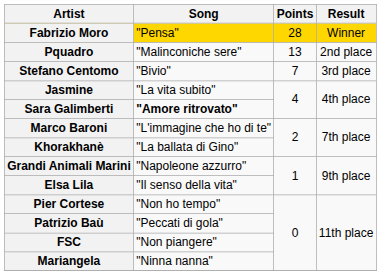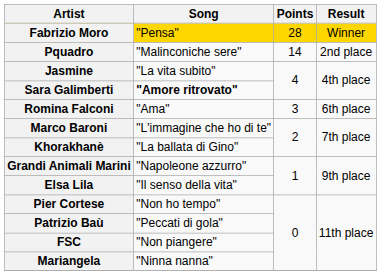(295, 52) 13 -> (295, 52) 14
- row: (69, 71)
+ row: (69, 109)
